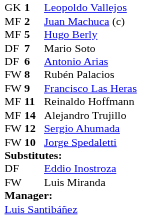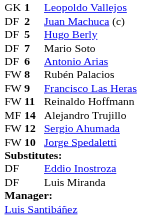(13, 21) MF -> (12, 21) DF
(13, 34) MF -> (12, 34) DF
(13, 101) MF -> (13, 101) FW
(13, 182) FW -> (12, 182) DF
